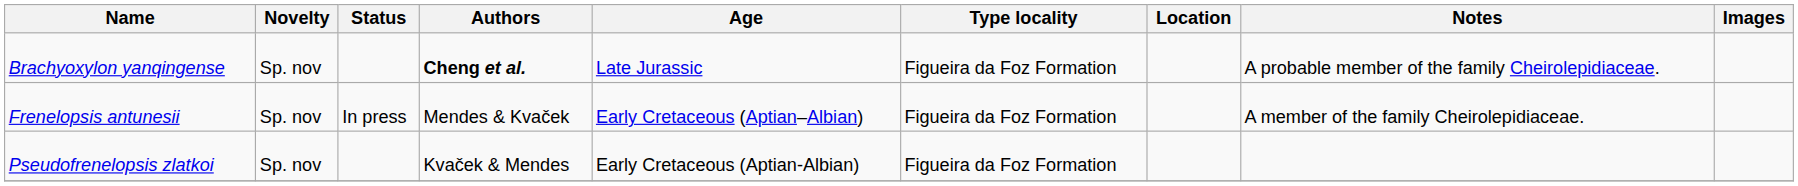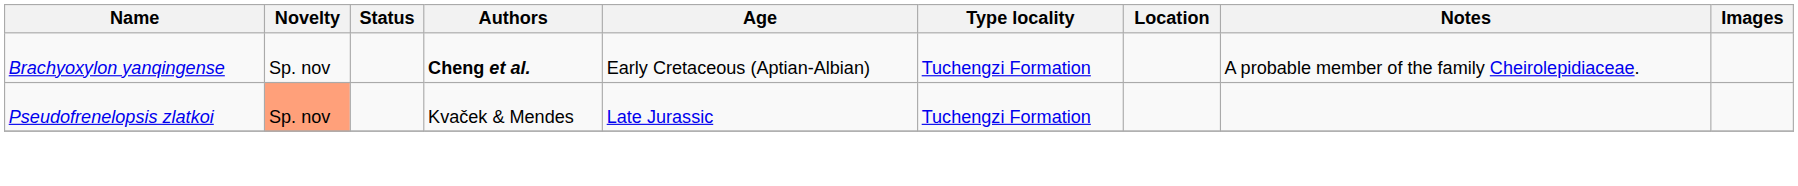(649, 67) Late Jurassic -> (738, 67) Early Cretaceous (Aptian-Albian)
(1010, 67) Figueira da Foz Formation -> (1006, 67) Tuchengzi Formation
- row: (94, 116)
(291, 165) no background -> (300, 116) lightsalmon background
(728, 165) Early Cretaceous (Aptian-Albian) -> (660, 116) Late Jurassic
(1010, 165) Figueira da Foz Formation -> (1006, 116) Tuchengzi Formation
